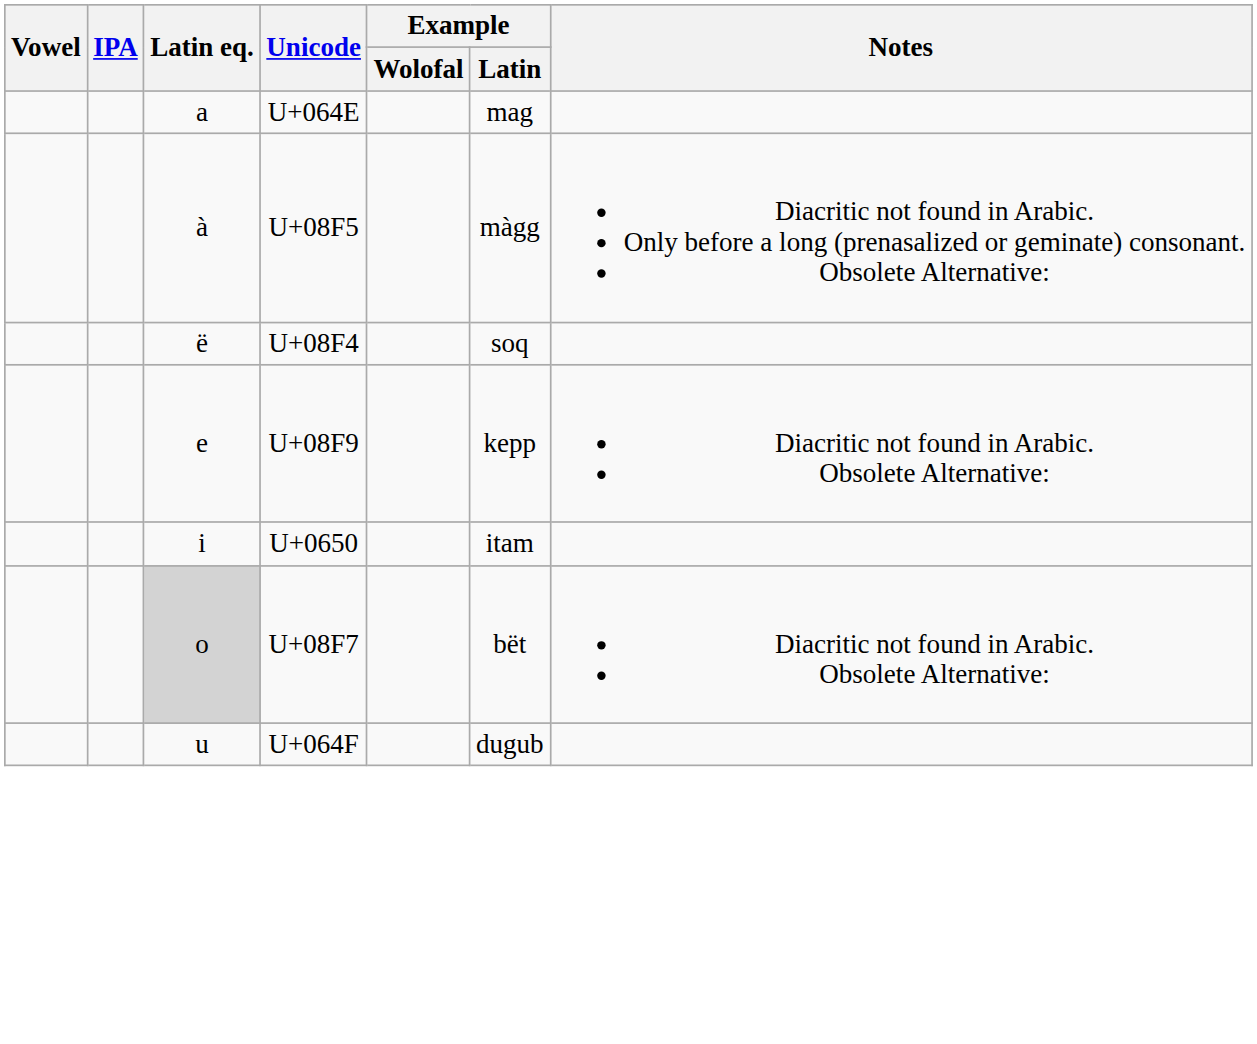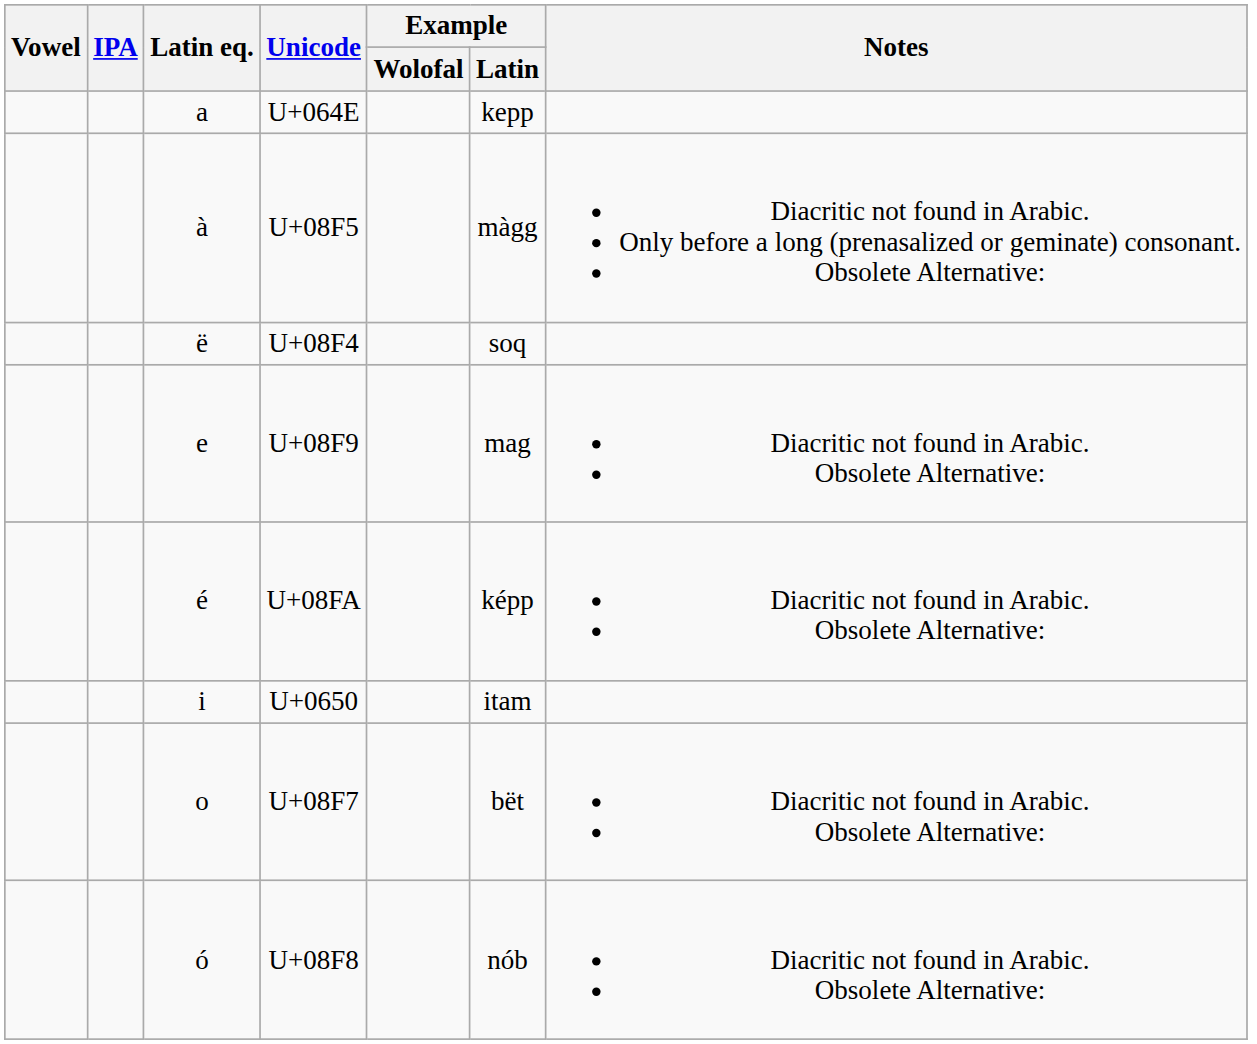(510, 111) mag -> (508, 111) kepp
(510, 443) kepp -> (508, 443) mag
+ row: (314, 600)
(202, 643) lightgrey background -> (202, 801) no background
+ row: (314, 959)
- row: (314, 744)
